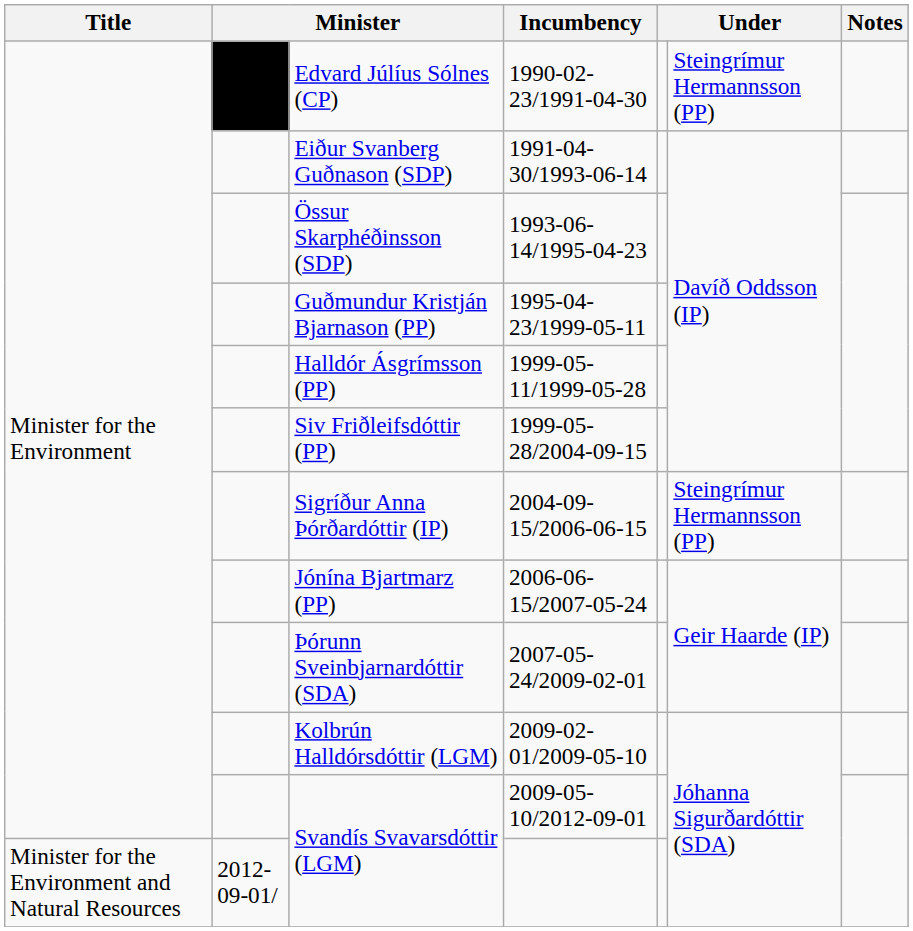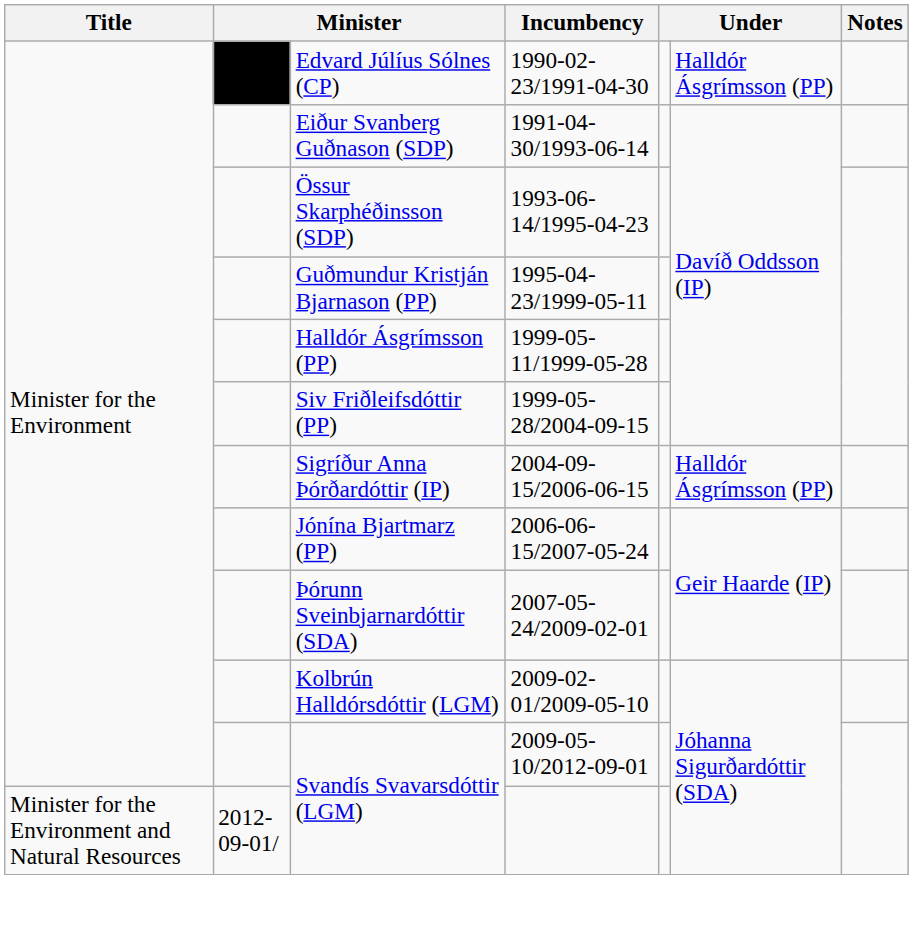(737, 85) Steingrímur Hermannsson (PP) -> (754, 72) Halldór Ásgrímsson (PP)
(737, 515) Steingrímur Hermannsson (PP) -> (754, 476) Halldór Ásgrímsson (PP)
